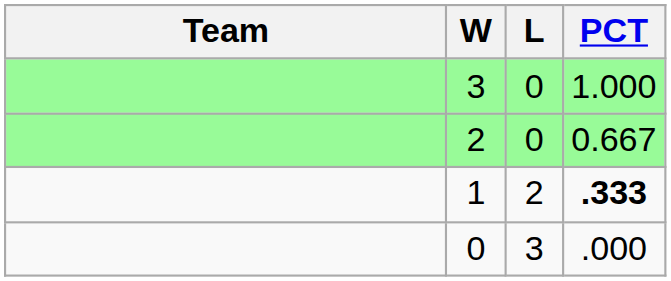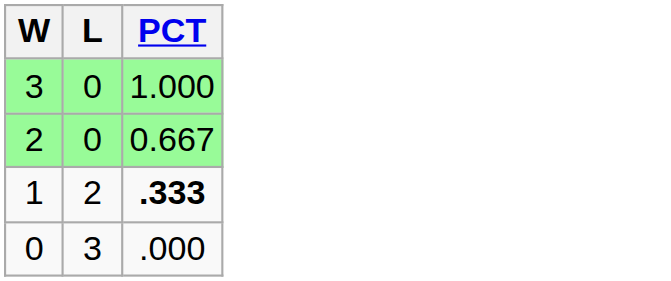- column: (226, 31)
